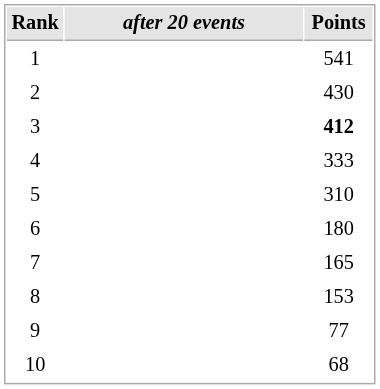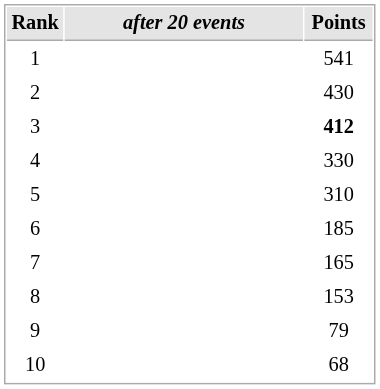(339, 160) 333 -> (339, 160) 330
(339, 228) 180 -> (339, 228) 185
(339, 330) 77 -> (339, 330) 79
